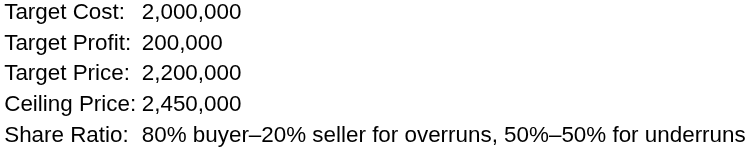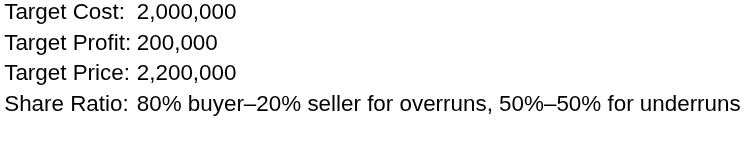- row: (70, 103)
